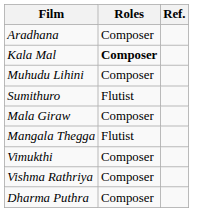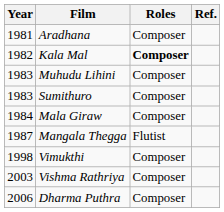+ column: (20, 14)
(117, 95) Flutist -> (159, 95) Composer
